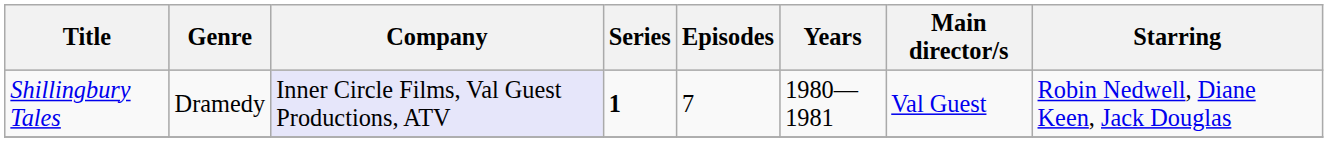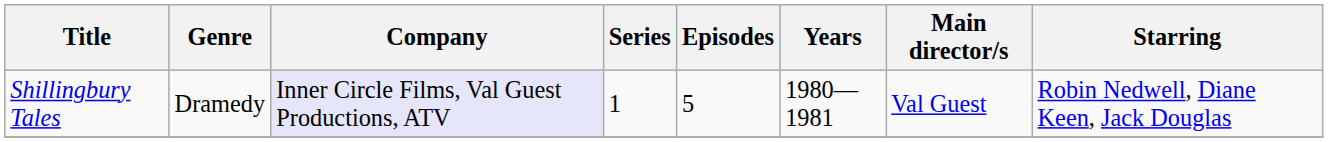(615, 103) bold -> (615, 103) normal
(688, 103) 7 -> (688, 103) 5
